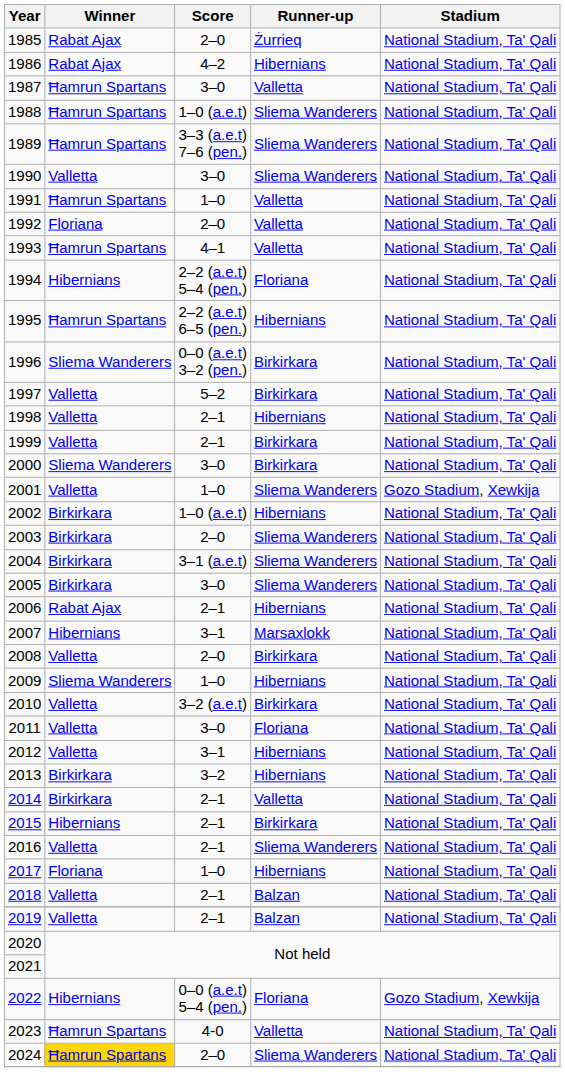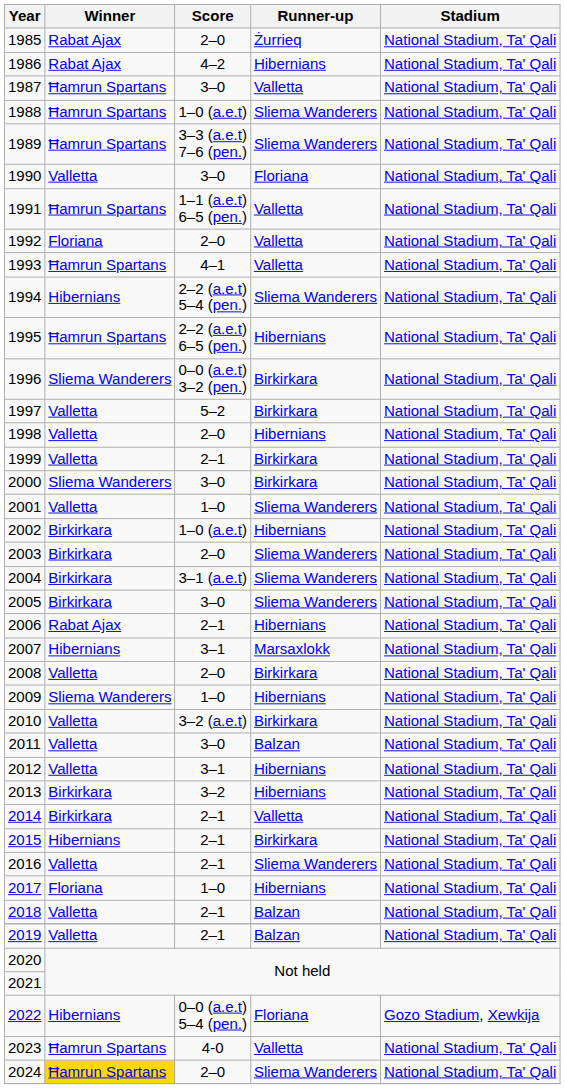(315, 176) Sliema Wanderers -> (281, 176) Floriana
(213, 200) 1–0 -> (213, 208) 1–1 (a.e.t) 6–5 (pen.)
(281, 280) Floriana -> (315, 297) Sliema Wanderers
(213, 418) 2–1 -> (213, 434) 2–0
(462, 489) Gozo Stadium, Xewkija -> (470, 506) National Stadium, Ta' Qali
(281, 728) Floriana -> (277, 745) Balzan
